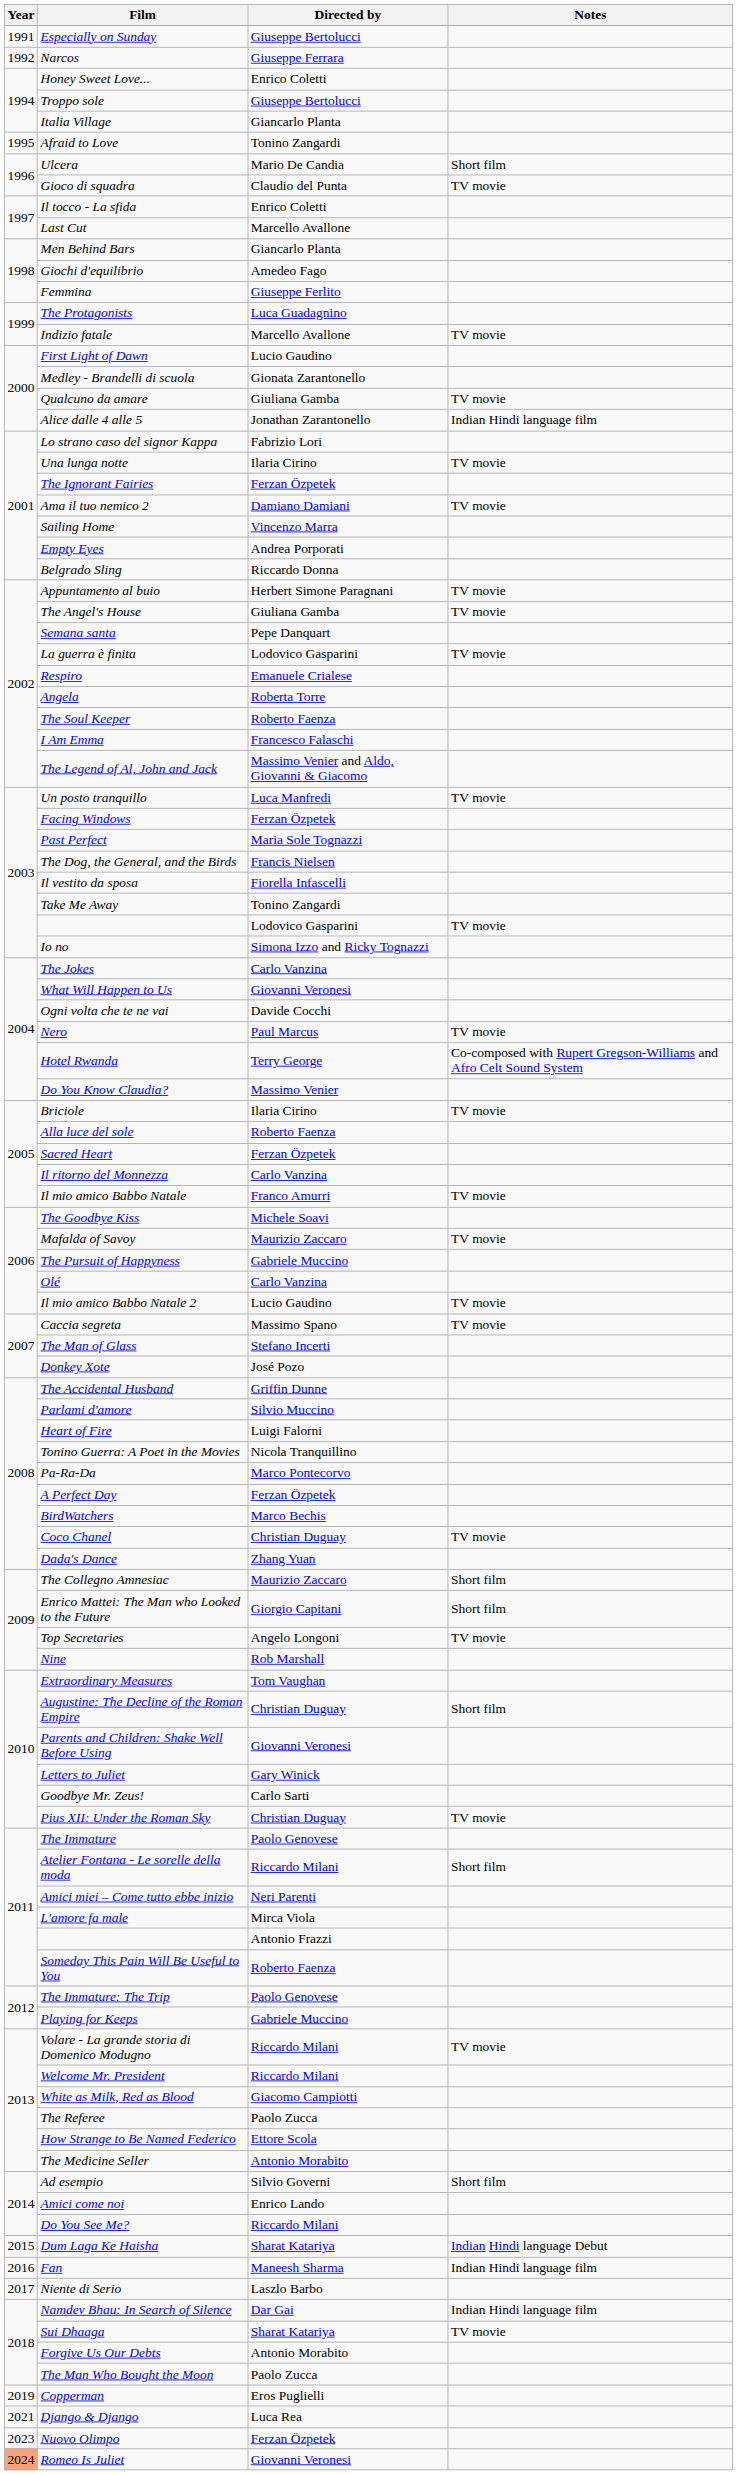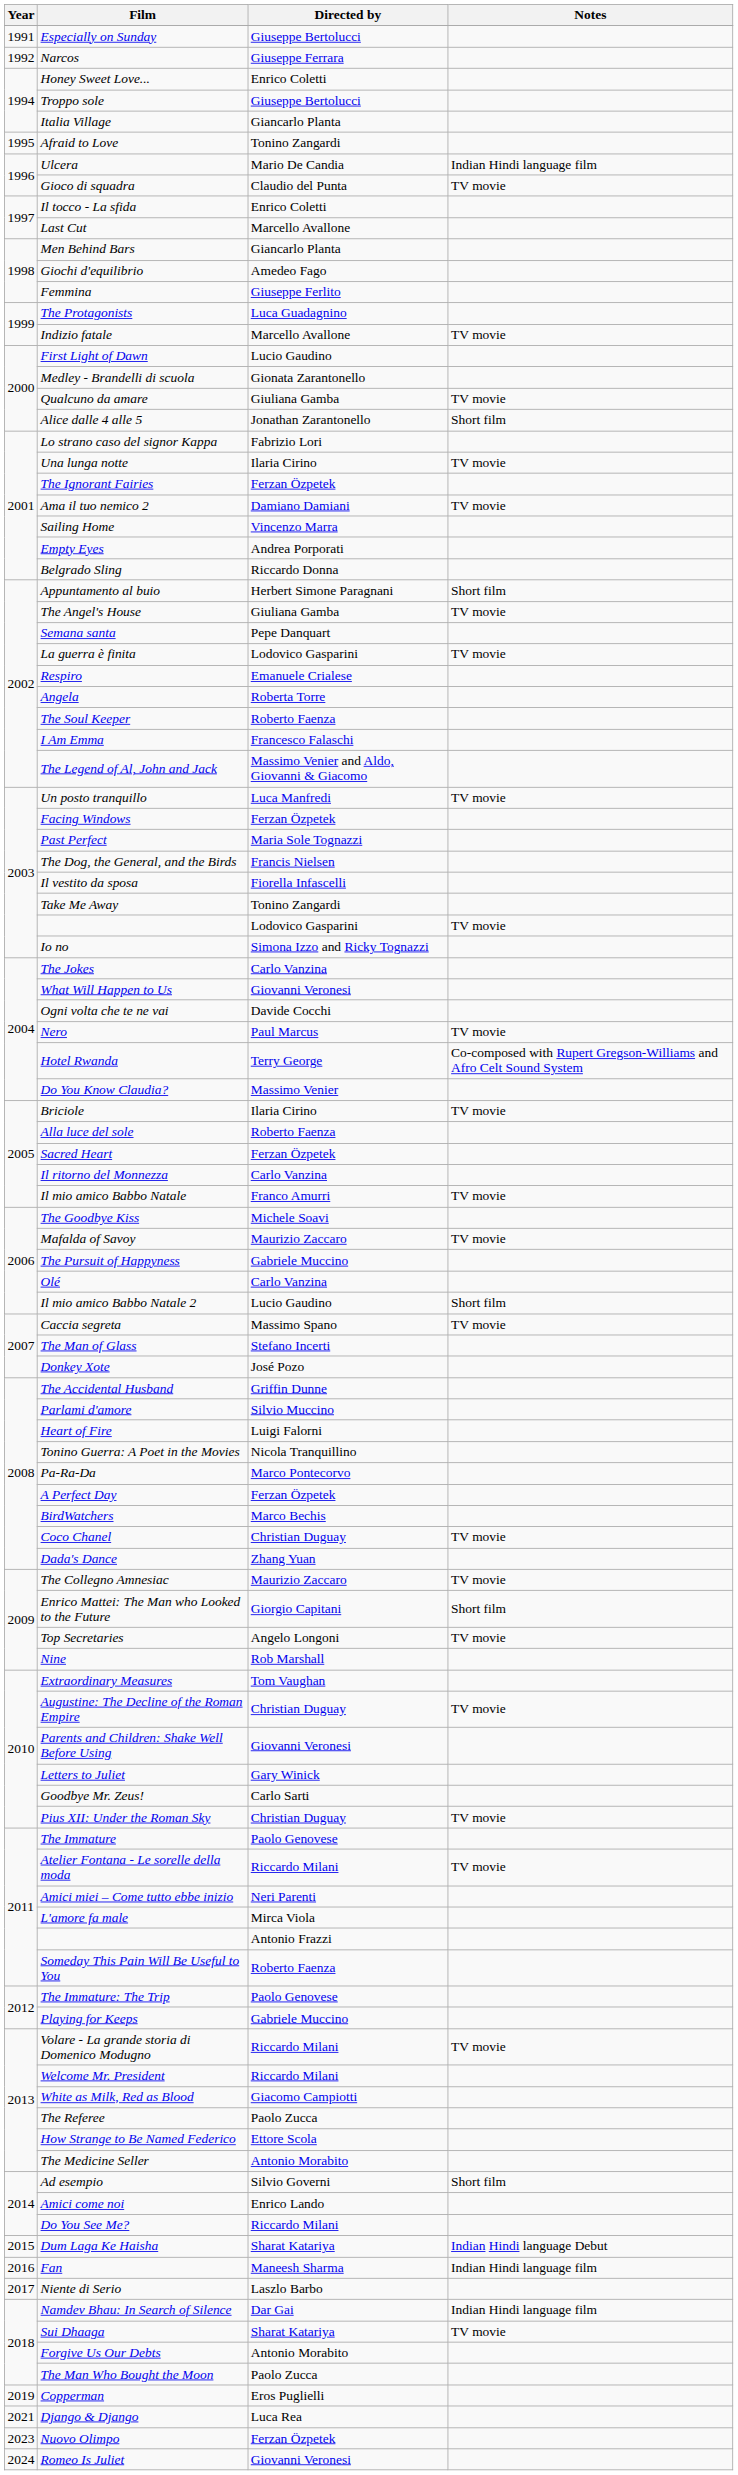(479, 164) Short film -> (524, 164) Indian Hindi language film
(524, 420) Indian Hindi language film -> (479, 420) Short film
(478, 590) TV movie -> (479, 590) Short film
(478, 1302) TV movie -> (479, 1302) Short film
(479, 1580) Short film -> (478, 1580) TV movie
(479, 1709) Short film -> (478, 1709) TV movie
(479, 1867) Short film -> (478, 1867) TV movie
(21, 2459) lightsalmon background -> (21, 2459) no background
